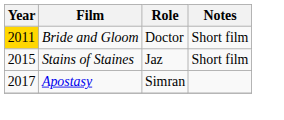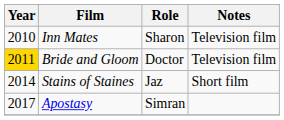+ row: (70, 37)
(220, 37) Short film -> (234, 59) Television film
(22, 59) 2015 -> (22, 81) 2014
